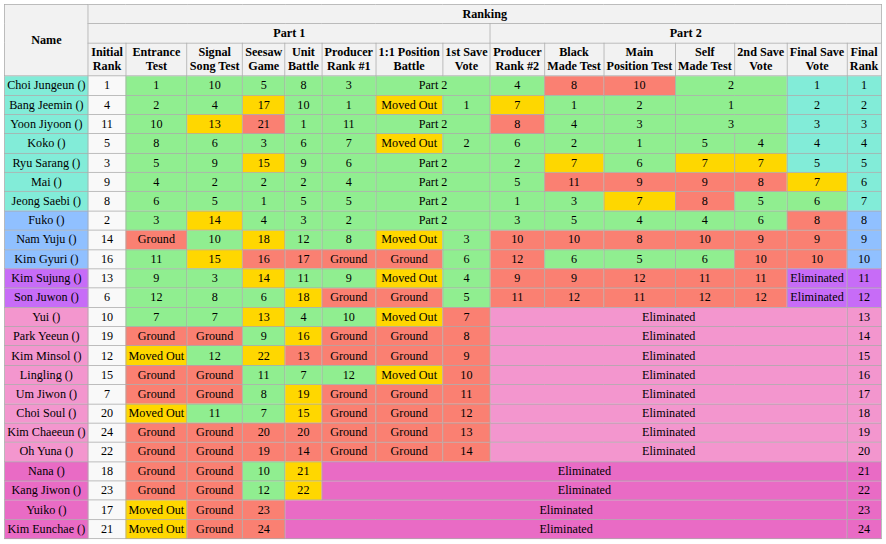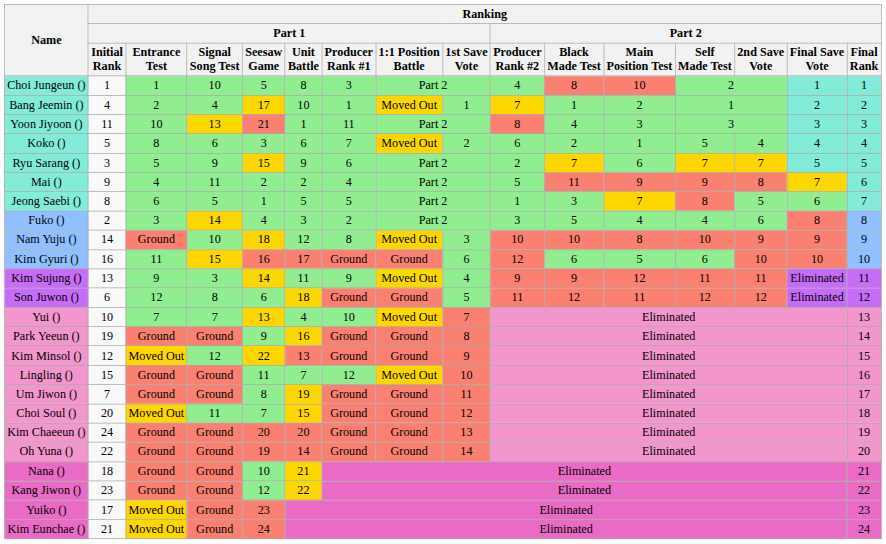(215, 182) 2 -> (215, 182) 11
